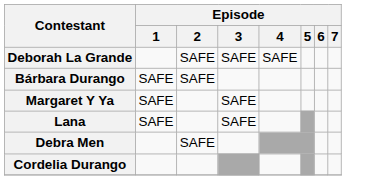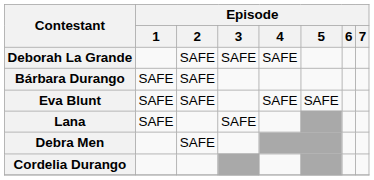+ row: (70, 100)
- row: (70, 100)
